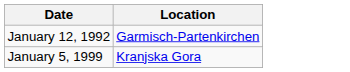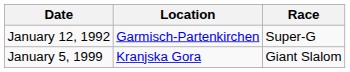+ column: (304, 15)
